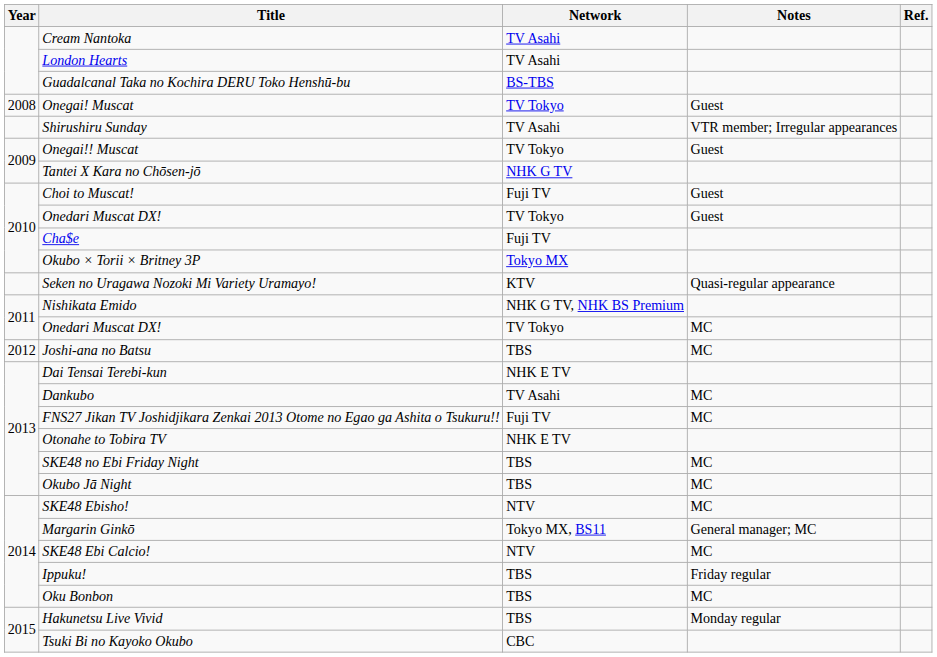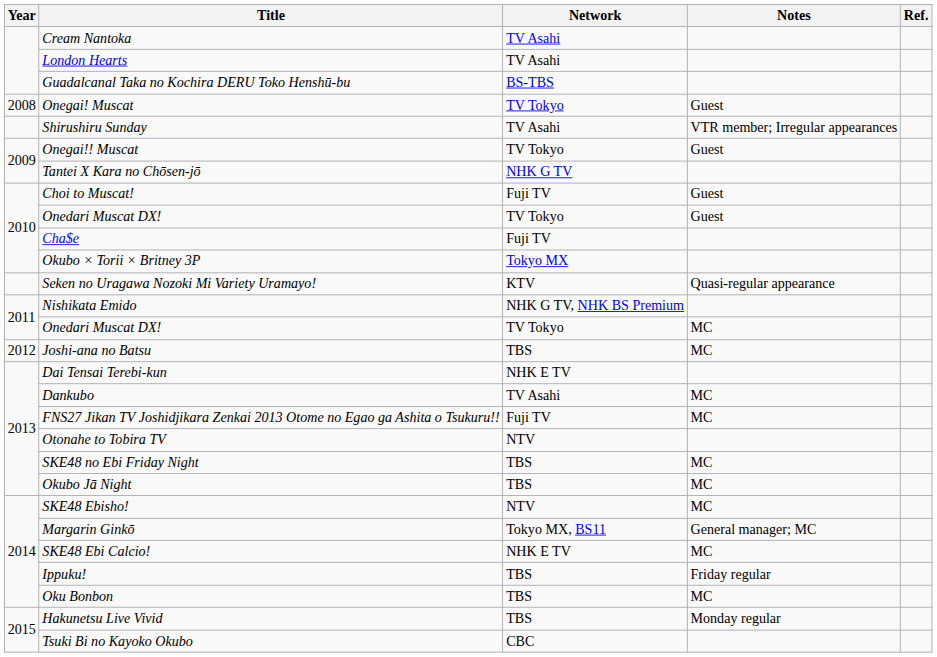(538, 439) NHK E TV -> (521, 439) NTV
(521, 551) NTV -> (538, 551) NHK E TV
